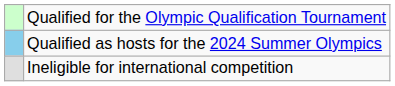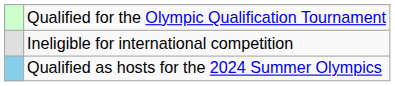rows swapped: (204, 43) <-> (160, 69)
